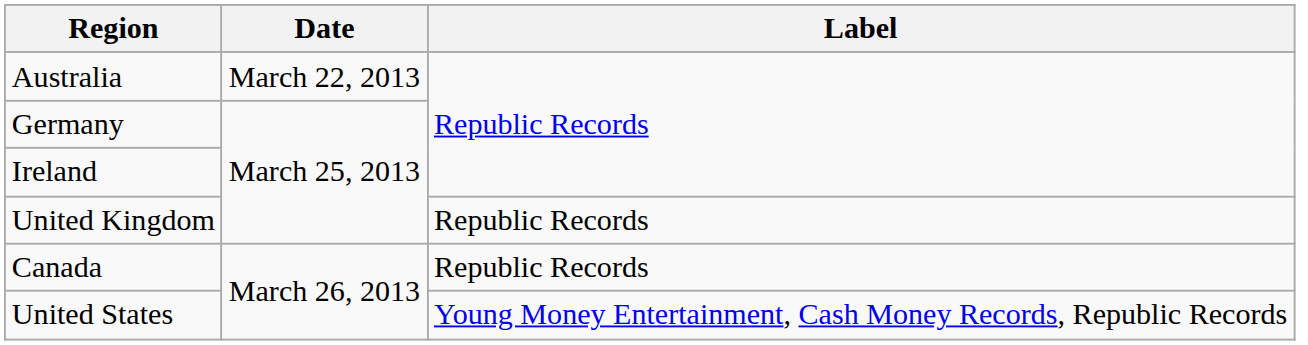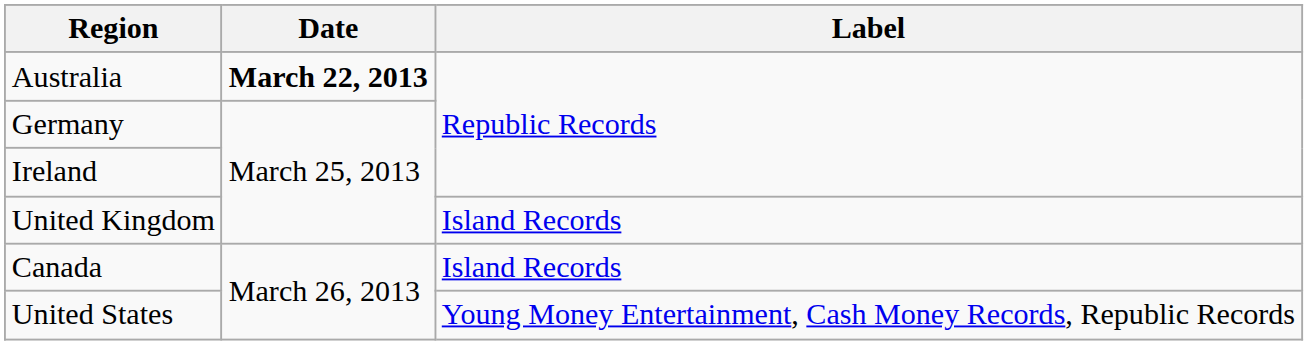(324, 76) normal -> (328, 76) bold
(541, 219) Republic Records -> (532, 219) Island Records
(541, 266) Republic Records -> (532, 266) Island Records
